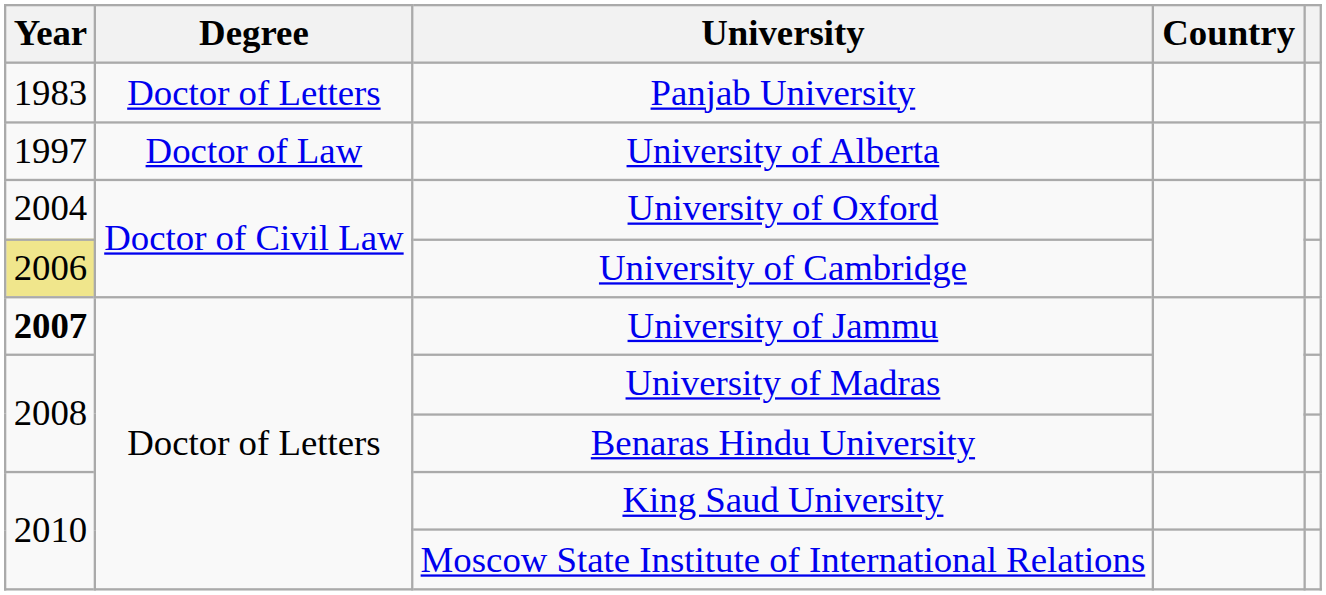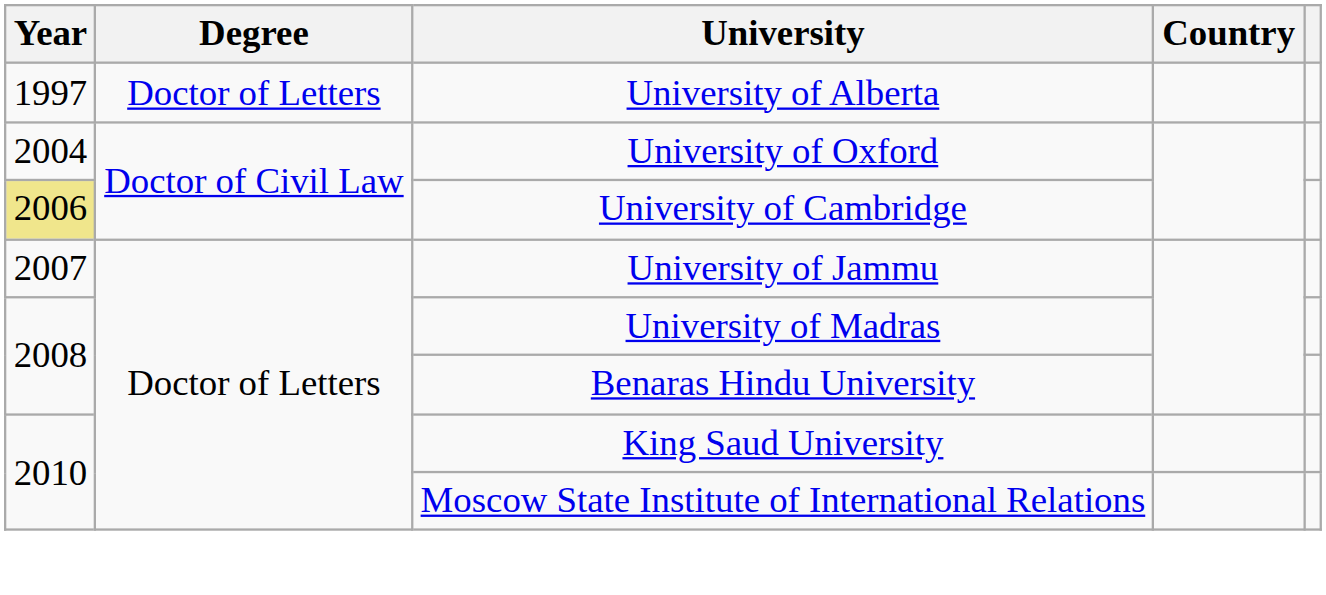- row: (783, 92)
(254, 150) Doctor of Law -> (254, 92) Doctor of Letters
(50, 325) bold -> (50, 267) normal
